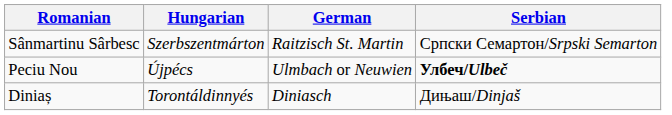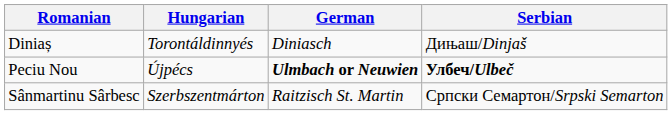rows swapped: (30, 95) <-> (74, 43)
(342, 69) normal -> (345, 69) bold
